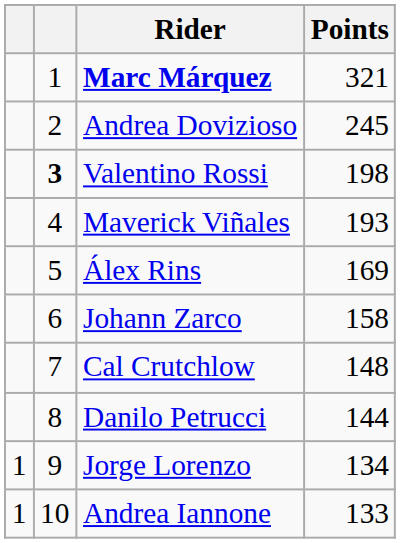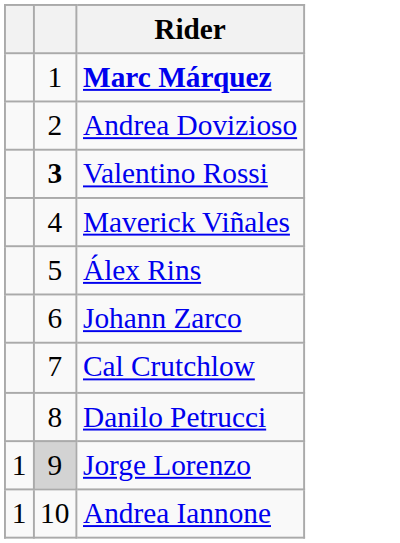- column: (350, 28)
(55, 464) no background -> (55, 464) lightgrey background
